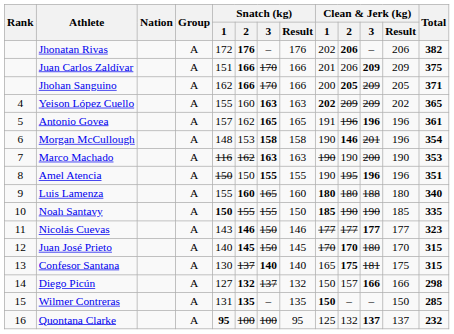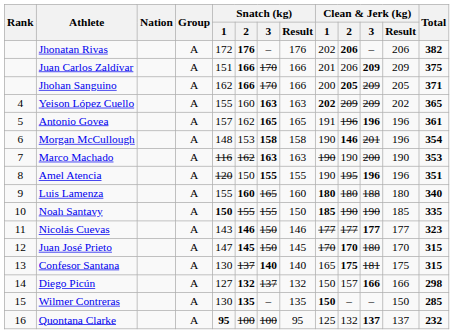(224, 175) 150 -> (224, 175) 120
(224, 247) 140 -> (224, 247) 147
(224, 301) 131 -> (224, 301) 130
